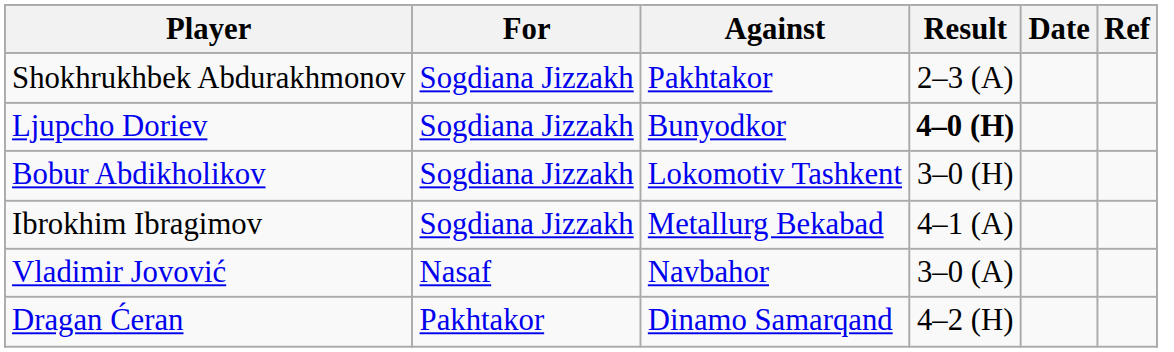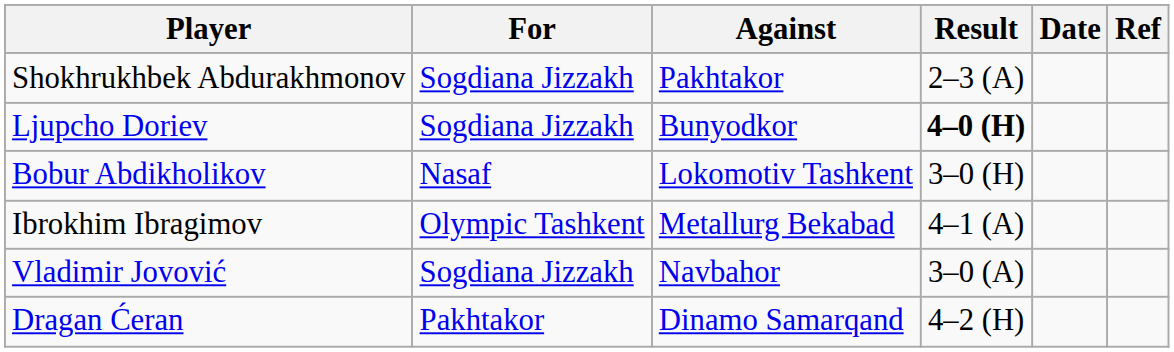(527, 175) Sogdiana Jizzakh -> (455, 175) Nasaf
(527, 223) Sogdiana Jizzakh -> (532, 223) Olympic Tashkent
(455, 272) Nasaf -> (527, 272) Sogdiana Jizzakh
